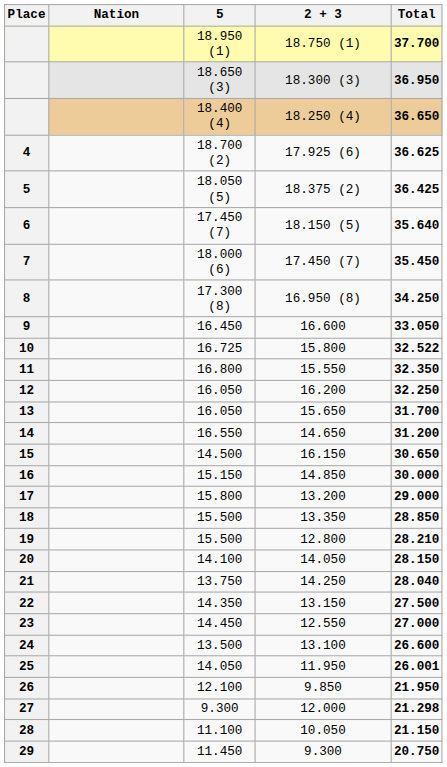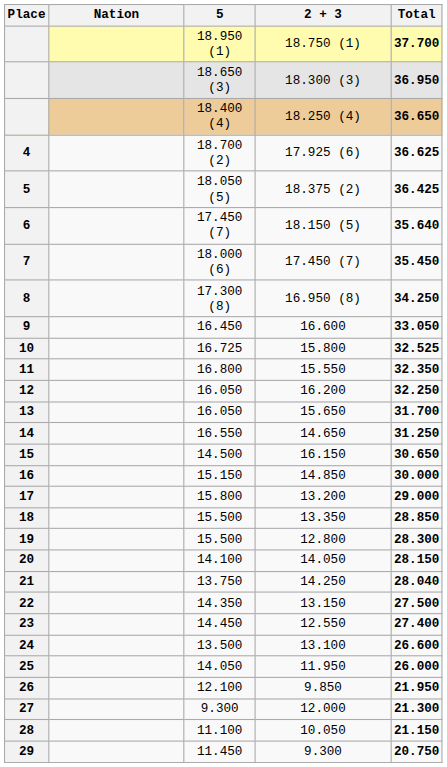(417, 348) 32.522 -> (417, 348) 32.525
(417, 433) 31.200 -> (417, 433) 31.250
(417, 539) 28.210 -> (417, 539) 28.300
(417, 624) 27.000 -> (417, 624) 27.400
(417, 667) 26.001 -> (417, 667) 26.000
(417, 709) 21.298 -> (417, 709) 21.300
